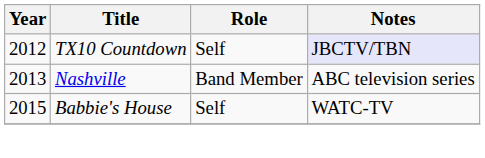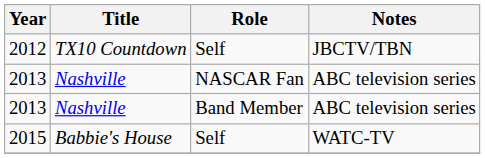(361, 49) lavender background -> (362, 49) no background
+ row: (28, 78)
